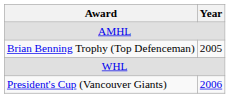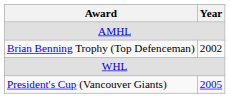(211, 48) 2005 -> (211, 48) 2002
(211, 84) 2006 -> (211, 84) 2005
